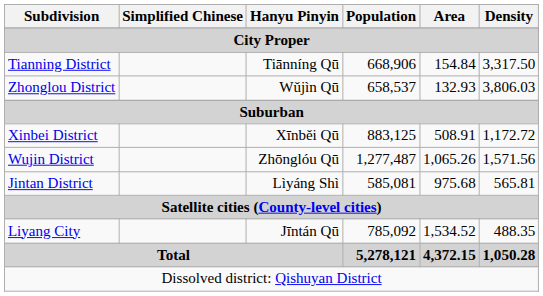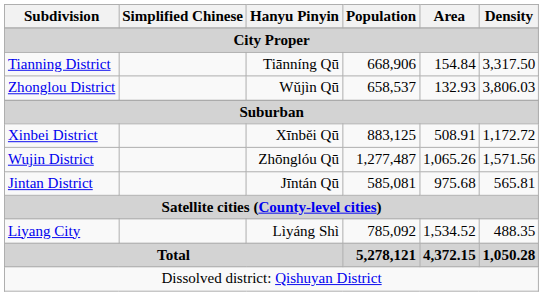(306, 183) Lìyáng Shì -> (310, 183) Jīntán Qū
(310, 231) Jīntán Qū -> (306, 231) Lìyáng Shì
